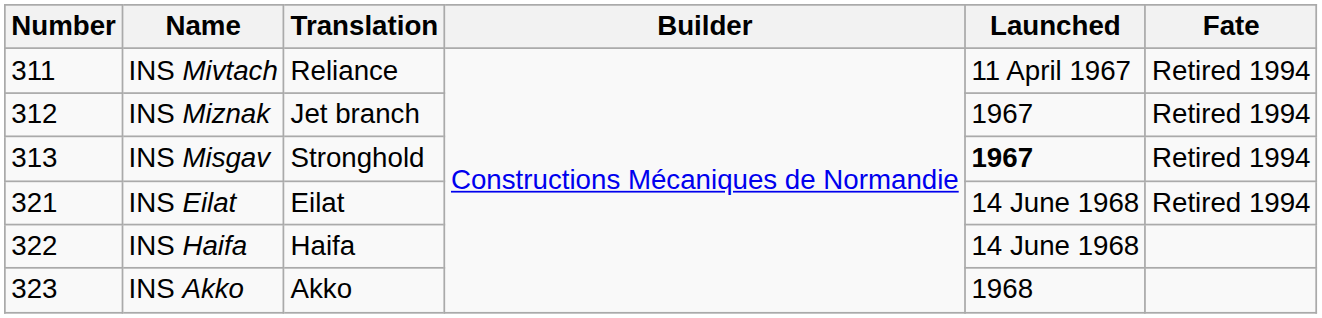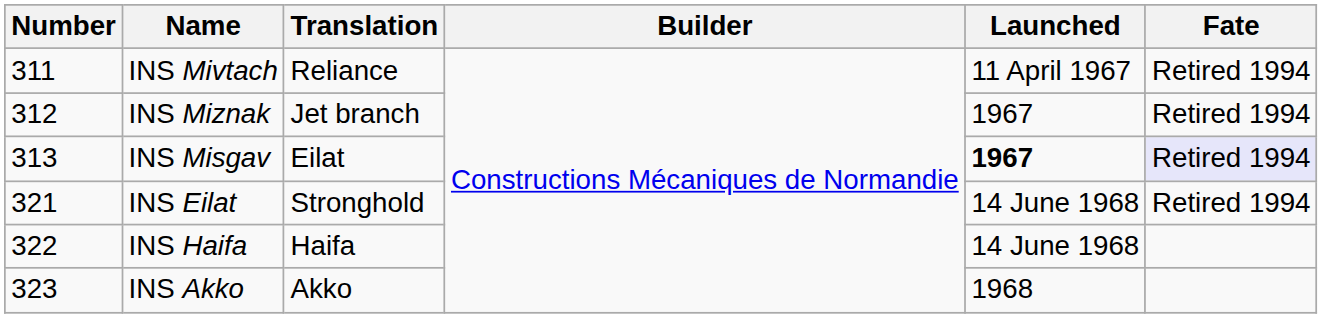(358, 158) Stronghold -> (317, 158) Eilat
(1231, 158) no background -> (1231, 158) lavender background
(317, 202) Eilat -> (358, 202) Stronghold
